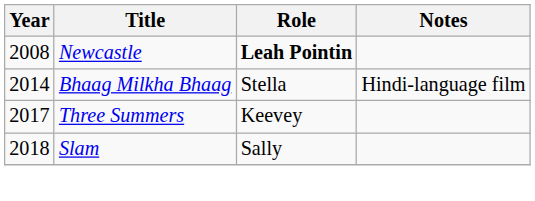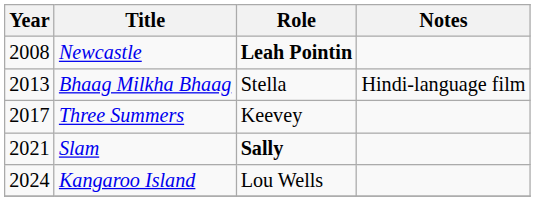(29, 84) 2014 -> (29, 84) 2013
(29, 148) 2018 -> (29, 148) 2021
(261, 148) normal -> (262, 148) bold
+ row: (127, 180)
